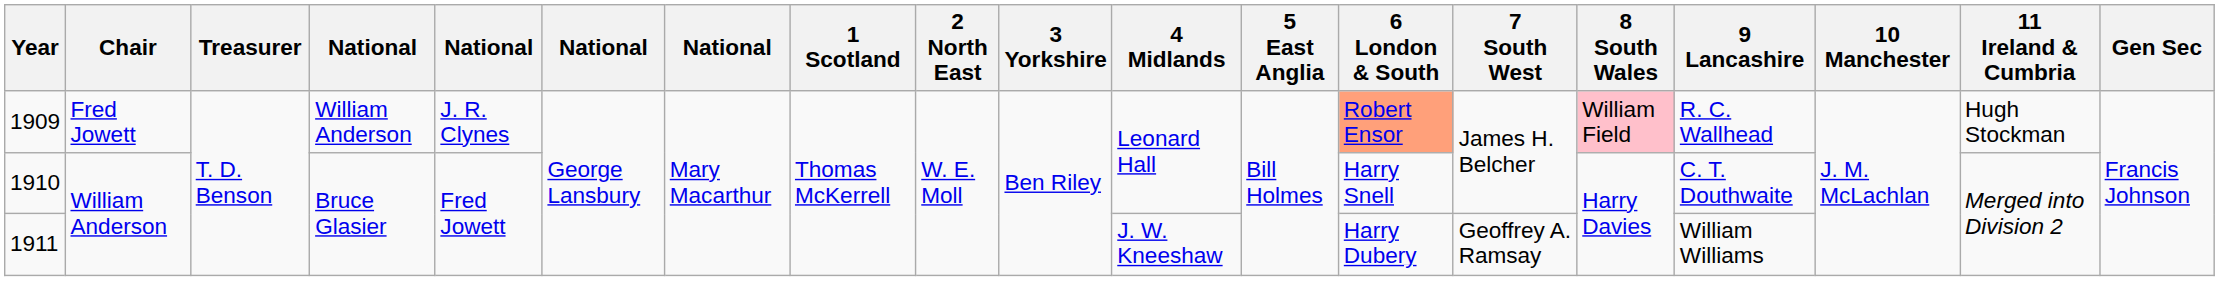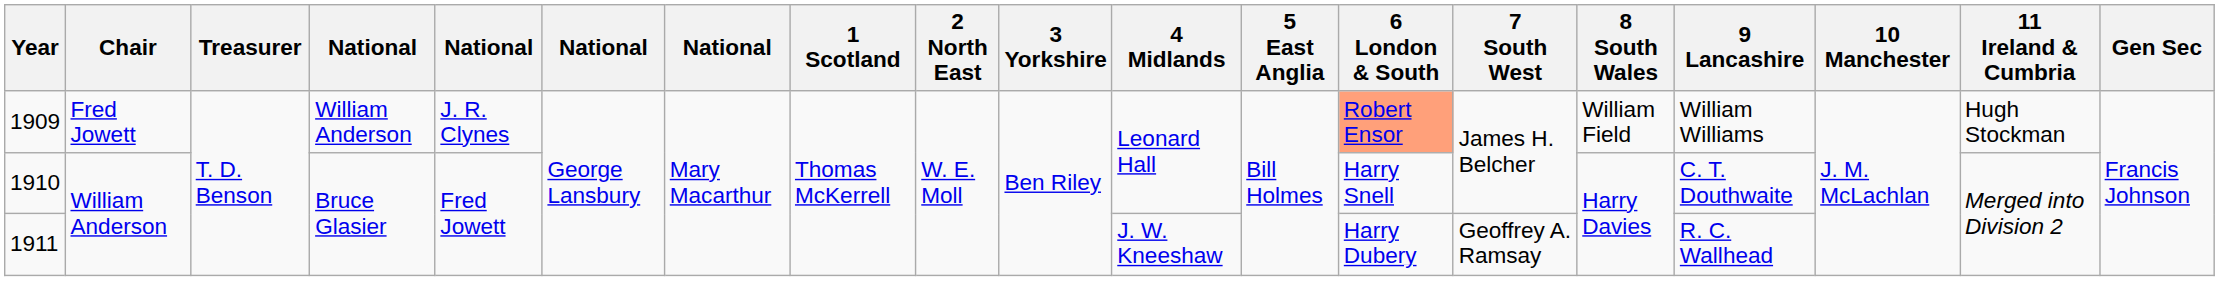(1619, 121) pink background -> (1619, 121) no background
(1726, 121) R. C. Wallhead -> (1722, 121) William Williams
(1722, 243) William Williams -> (1726, 243) R. C. Wallhead
